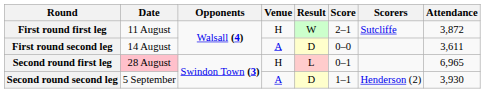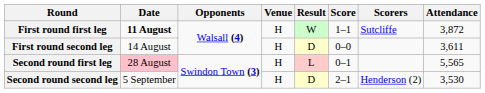(149, 29) normal -> (149, 29) bold
(343, 29) 2–1 -> (343, 29) 1–1
(278, 46) A -> (278, 46) H
(452, 63) 6,965 -> (452, 63) 5,565
(278, 79) A -> (278, 79) H
(343, 79) 1–1 -> (343, 79) 2–1
(452, 79) 3,930 -> (452, 79) 3,530
